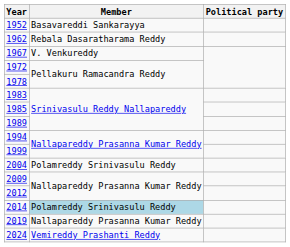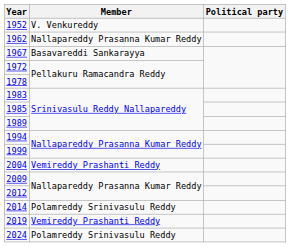(88, 25) Basavareddi Sankarayya -> (65, 25) V. Venkureddy
(98, 39) Rebala Dasaratharama Reddy -> (116, 39) Nallapareddy Prasanna Kumar Reddy
(65, 53) V. Venkureddy -> (88, 53) Basavareddi Sankarayya
(103, 165) Polamreddy Srinivasulu Reddy -> (96, 165) Vemireddy Prashanti Reddy
(103, 207) lightblue background -> (103, 207) no background
(116, 221) Nallapareddy Prasanna Kumar Reddy -> (96, 221) Vemireddy Prashanti Reddy
(96, 235) Vemireddy Prashanti Reddy -> (103, 235) Polamreddy Srinivasulu Reddy
